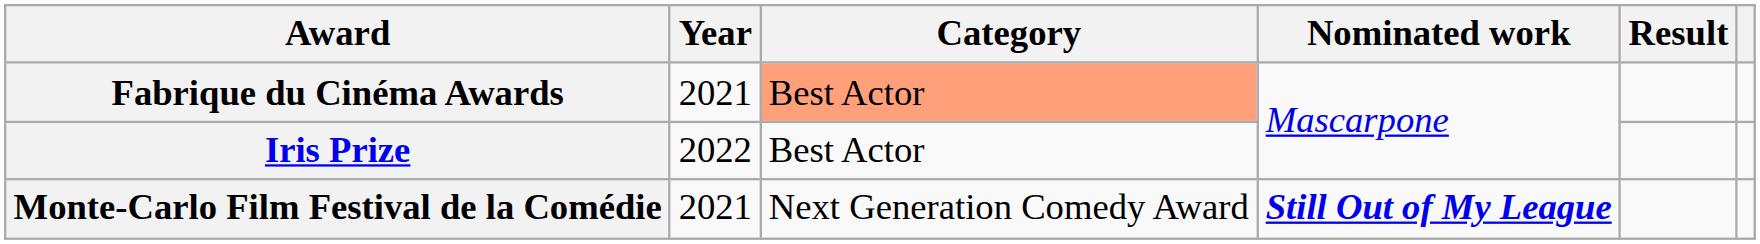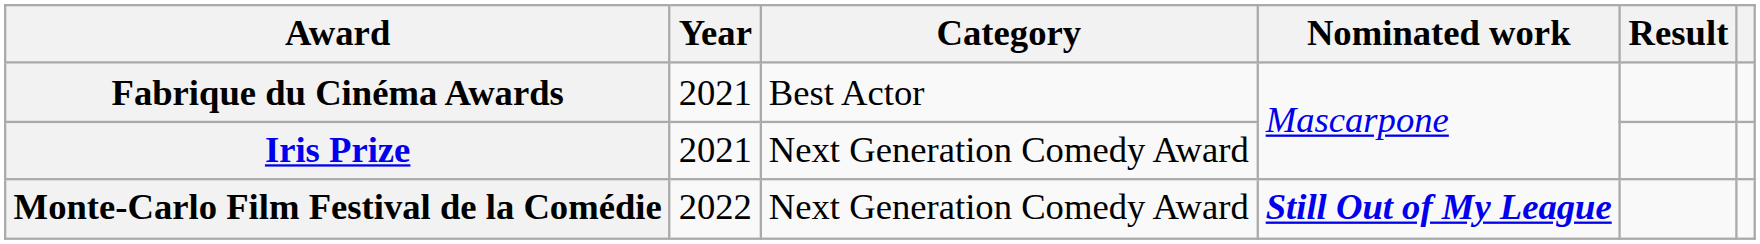(847, 91) lightsalmon background -> (847, 91) no background
(715, 149) 2022 -> (715, 149) 2021
(847, 149) Best Actor -> (1009, 149) Next Generation Comedy Award
(715, 207) 2021 -> (715, 207) 2022
